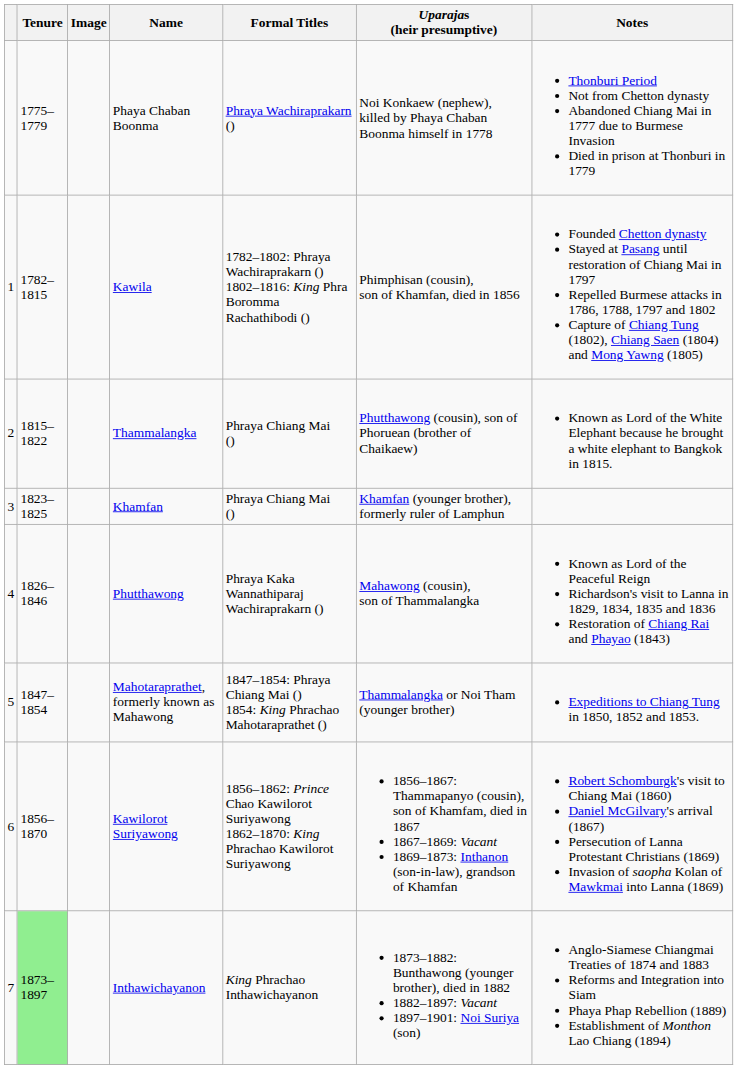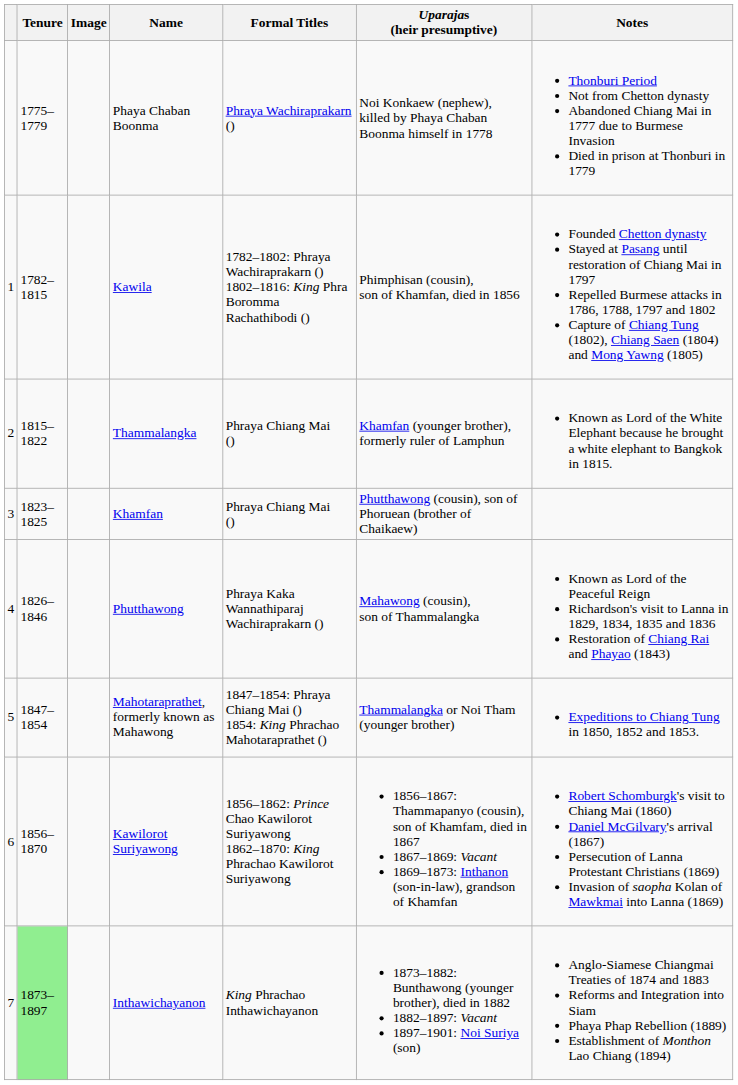(438, 433) Phutthawong (cousin), son of Phoruean (brother of Chaikaew) -> (435, 433) Khamfan (younger brother), formerly ruler of Lamphun
(435, 506) Khamfan (younger brother), formerly ruler of Lamphun -> (438, 513) Phutthawong (cousin), son of Phoruean (brother of Chaikaew)
